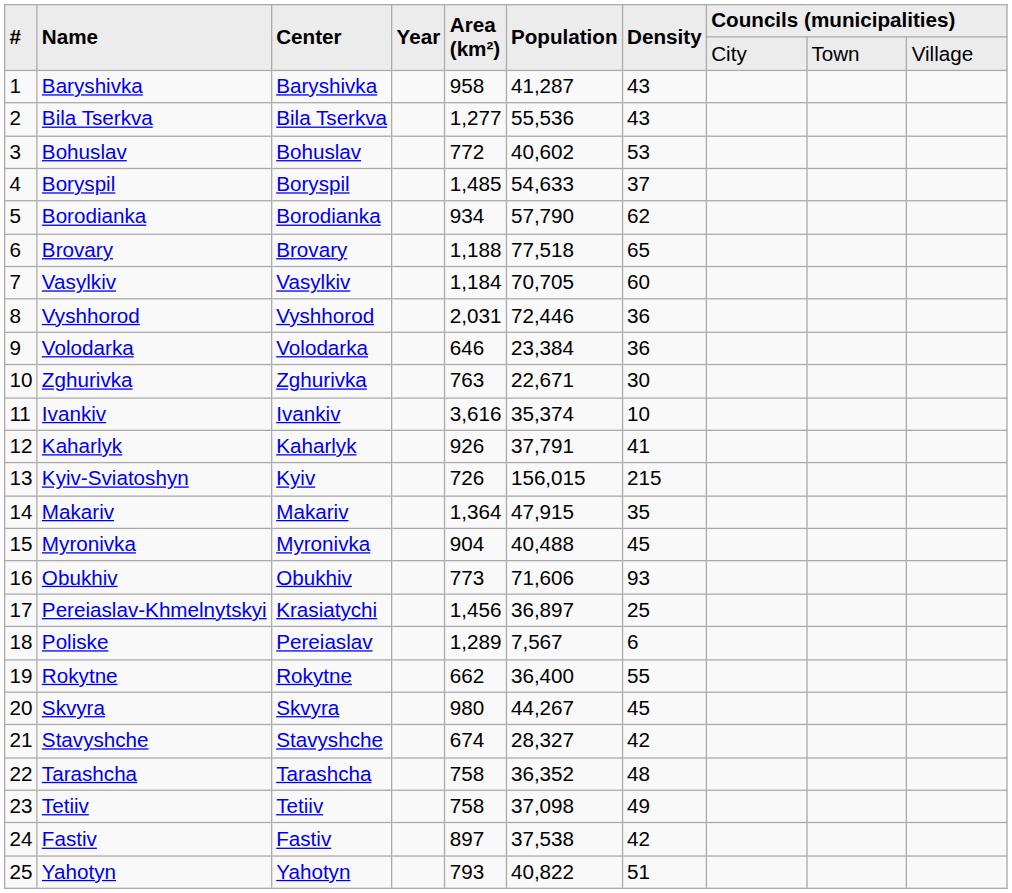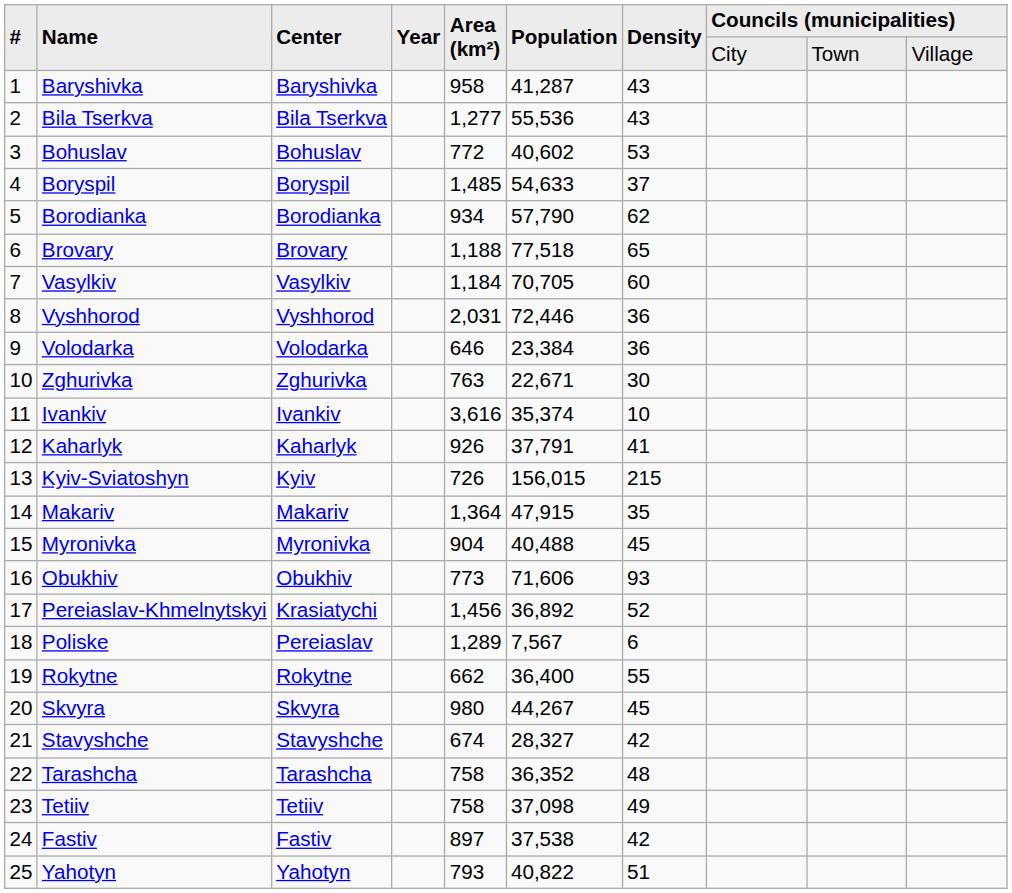(542, 610) 36,897 -> (542, 610) 36,892
(639, 610) 25 -> (639, 610) 52
